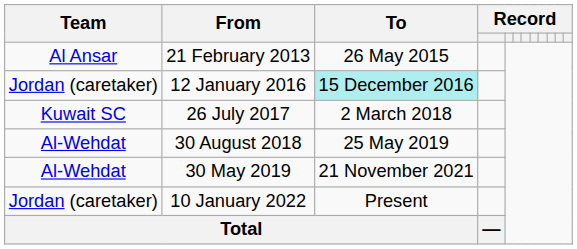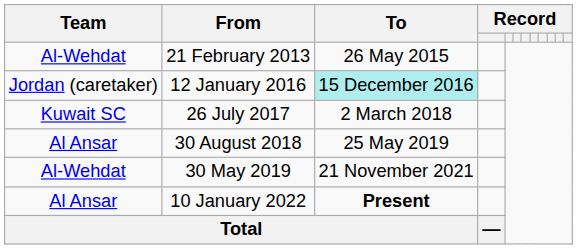(83, 56) Al Ansar -> (83, 56) Al-Wehdat
(83, 143) Al-Wehdat -> (83, 143) Al Ansar
(83, 200) Jordan (caretaker) -> (83, 200) Al Ansar
(396, 200) normal -> (396, 200) bold
